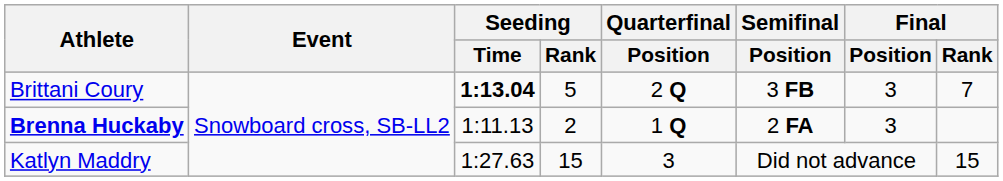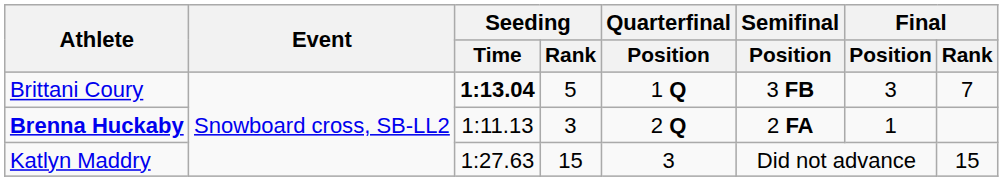(669, 90) 2 Q -> (669, 90) 1 Q
(570, 125) 2 -> (570, 125) 3
(669, 125) 1 Q -> (669, 125) 2 Q
(891, 125) 3 -> (891, 125) 1
